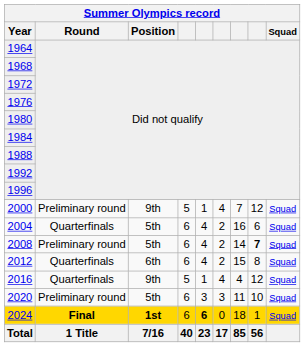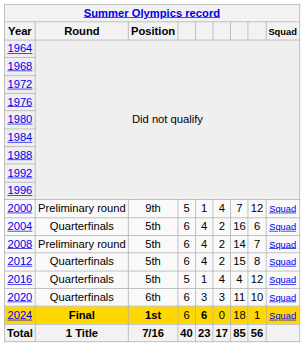(257, 244) bold -> (257, 244) normal
(153, 262) 6th -> (153, 262) 5th
(153, 279) 9th -> (153, 279) 5th
(82, 297) Preliminary round -> (82, 297) Quarterfinals
(153, 297) 5th -> (153, 297) 6th
